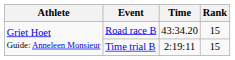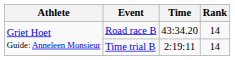(215, 30) 15 -> (215, 30) 14
(215, 47) 15 -> (215, 47) 14
